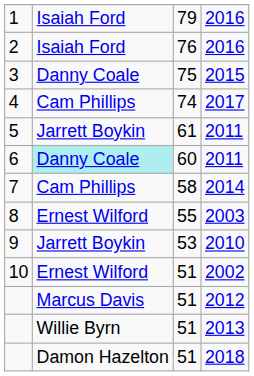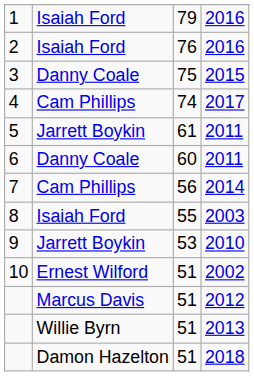(88, 159) paleturquoise background -> (88, 159) no background
(187, 187) 58 -> (187, 187) 56
(92, 215) Ernest Wilford -> (81, 215) Isaiah Ford
